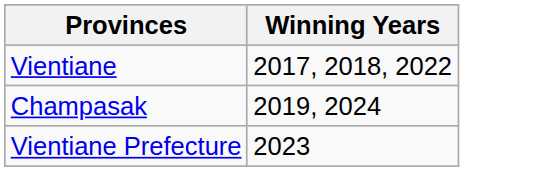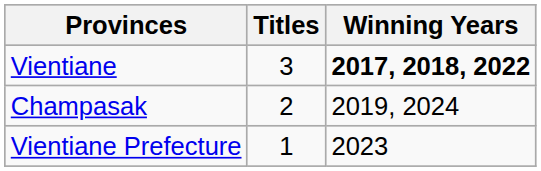+ column: (286, 25)
(353, 66) normal -> (431, 66) bold
